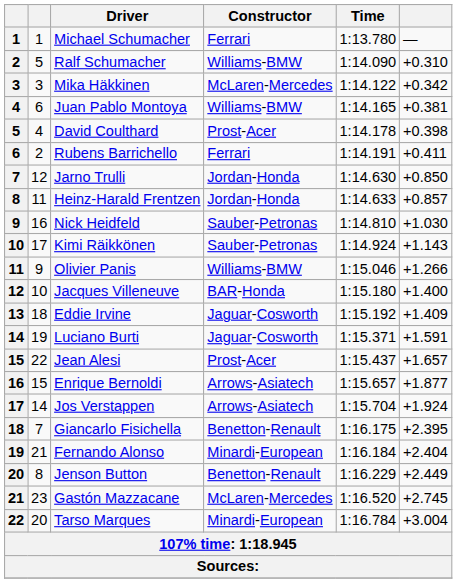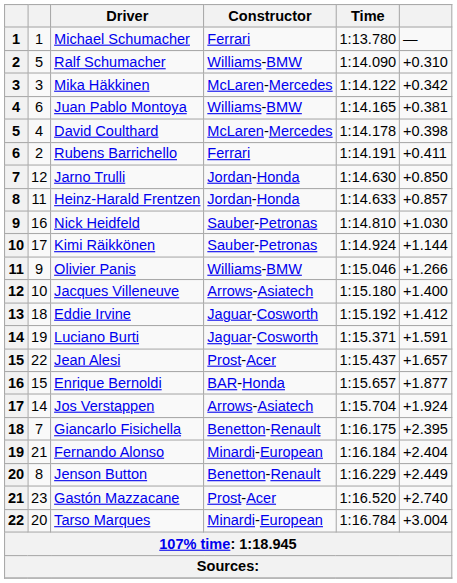(242, 130) Prost-Acer -> (270, 130) McLaren-Mercedes
(425, 245) +1.143 -> (425, 245) +1.144
(246, 291) BAR-Honda -> (260, 291) Arrows-Asiatech
(425, 314) +1.409 -> (425, 314) +1.412
(260, 383) Arrows-Asiatech -> (246, 383) BAR-Honda
(270, 497) McLaren-Mercedes -> (242, 497) Prost-Acer
(425, 497) +2.745 -> (425, 497) +2.740
